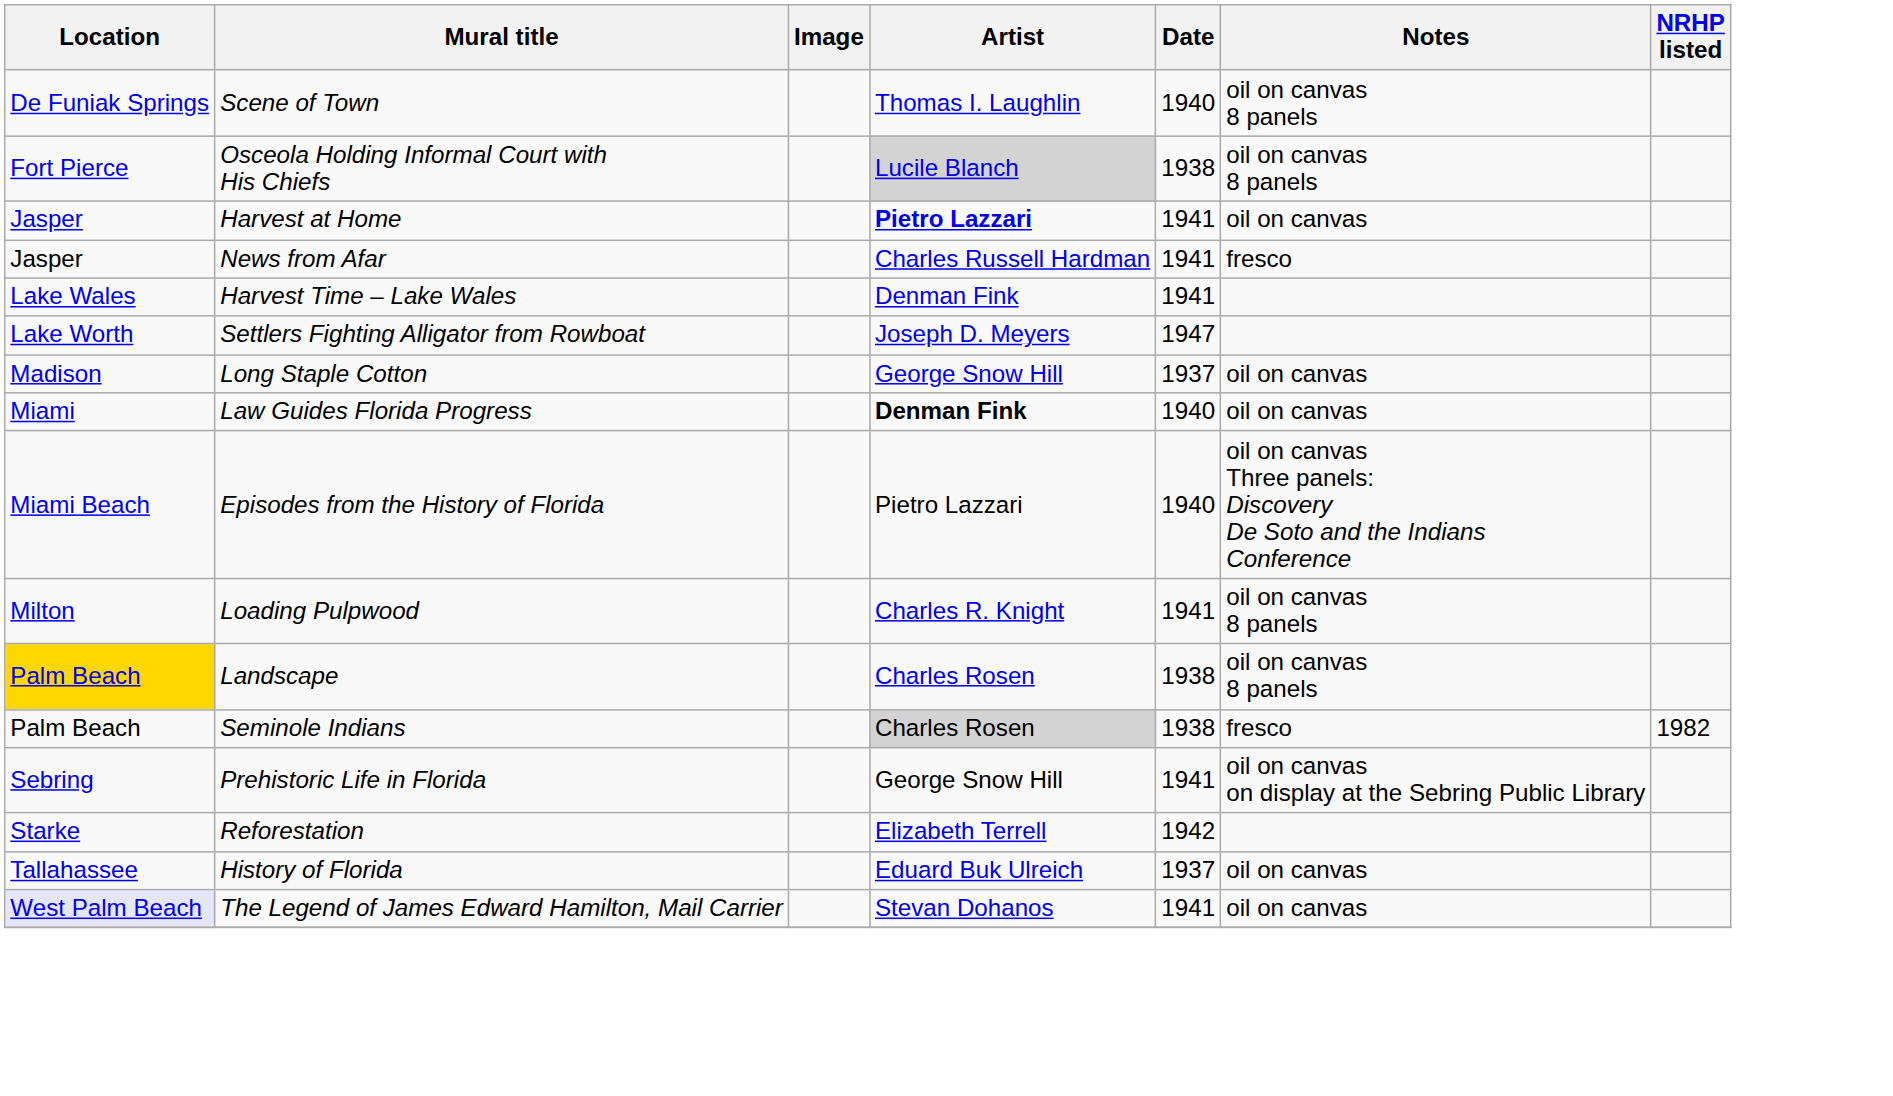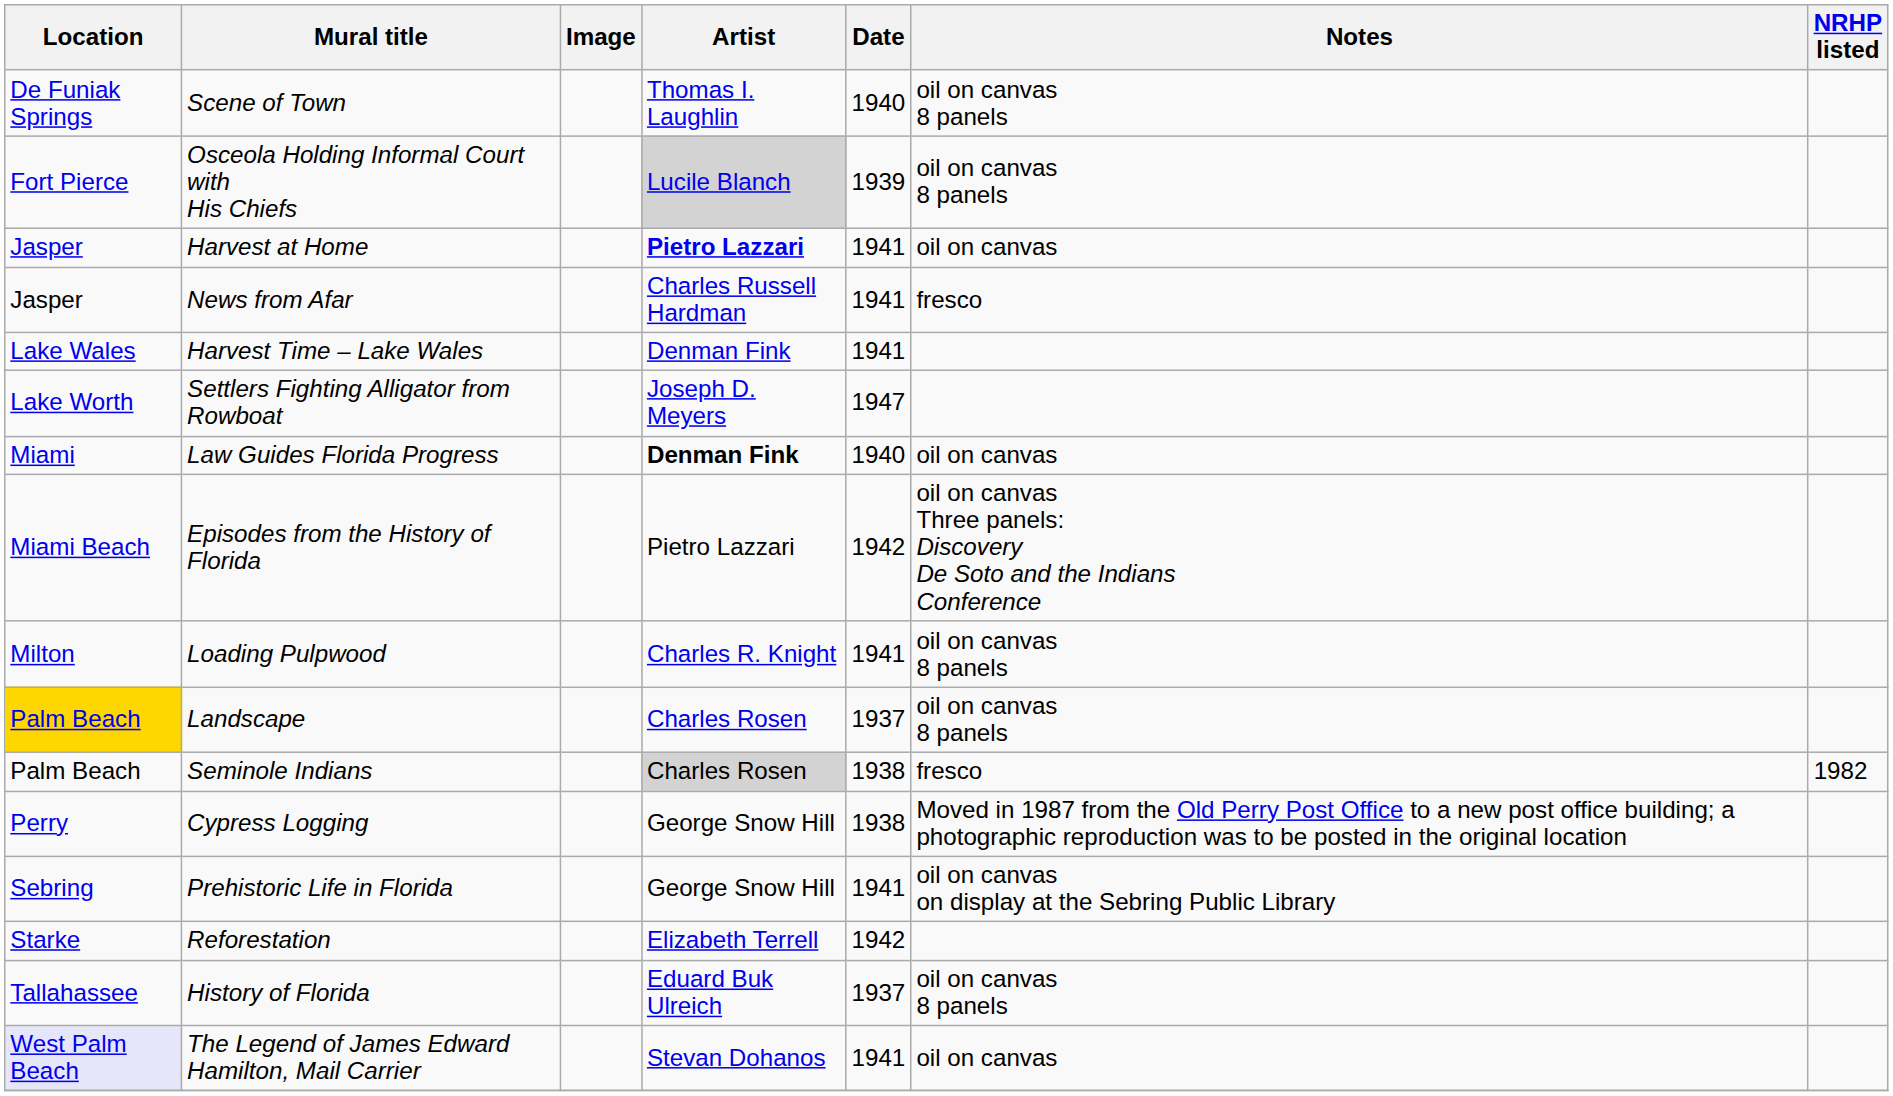(1188, 168) 1938 -> (878, 181) 1939
- row: (324, 373)
(1188, 504) 1940 -> (878, 547) 1942
(1188, 676) 1938 -> (878, 719) 1937
+ row: (278, 823)
(1297, 870) oil on canvas -> (987, 992) oil on canvas 8 panels
